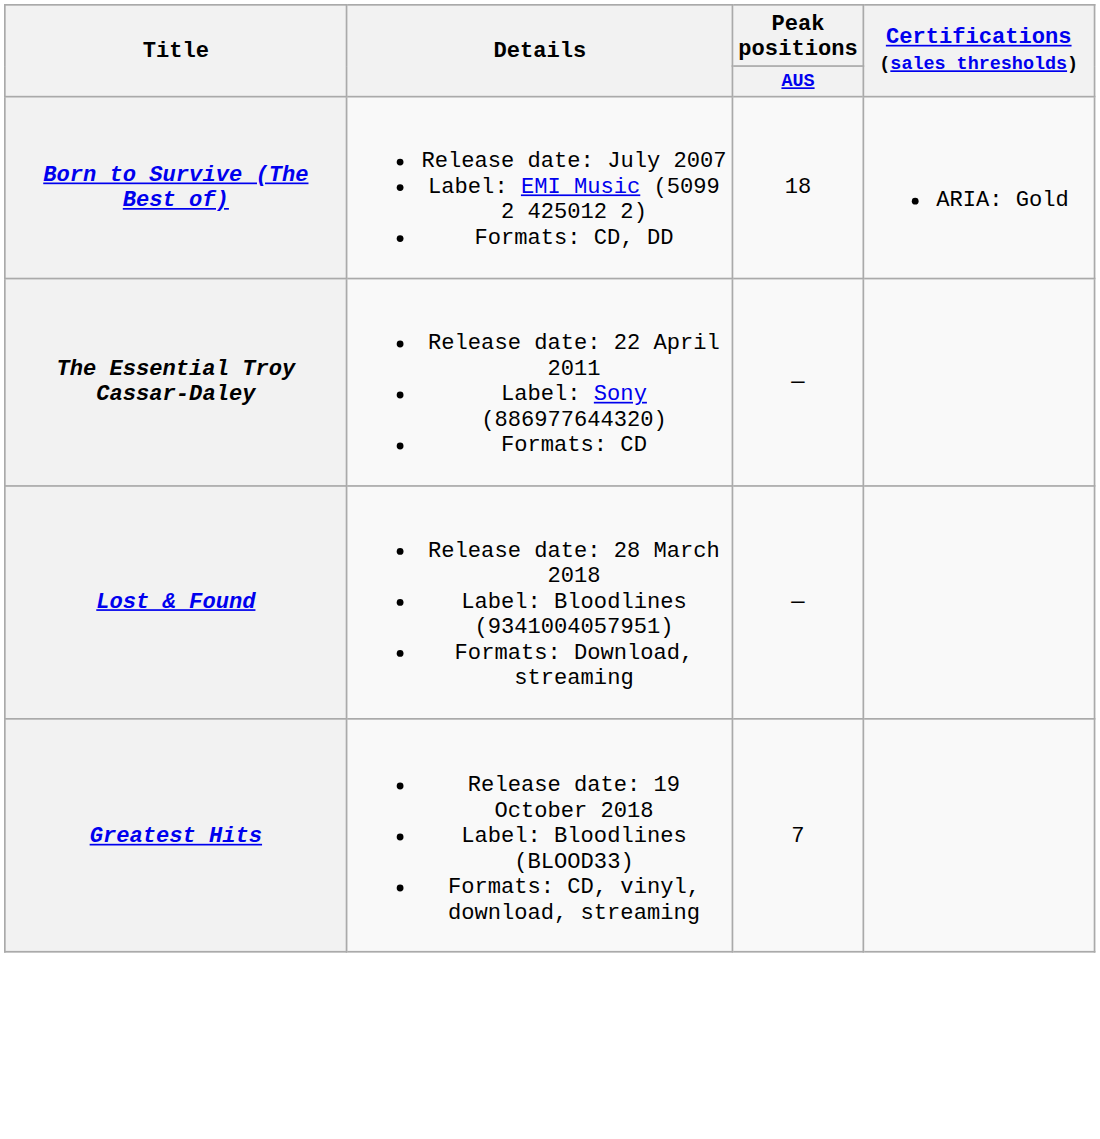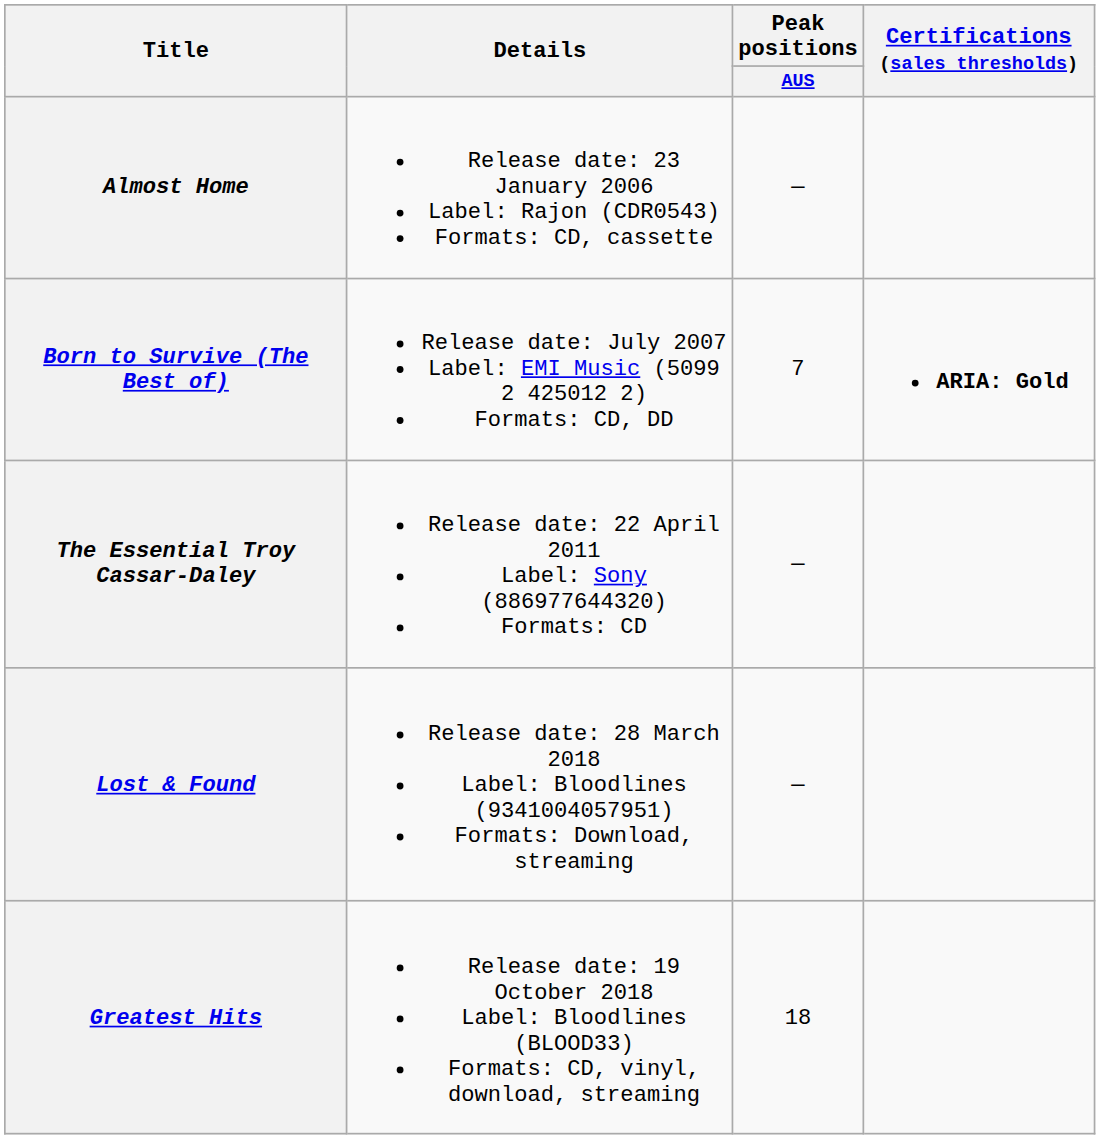+ row: (176, 187)
(798, 187) 18 -> (798, 369) 7
(979, 200) normal -> (979, 382) bold
(798, 836) 7 -> (798, 1018) 18
